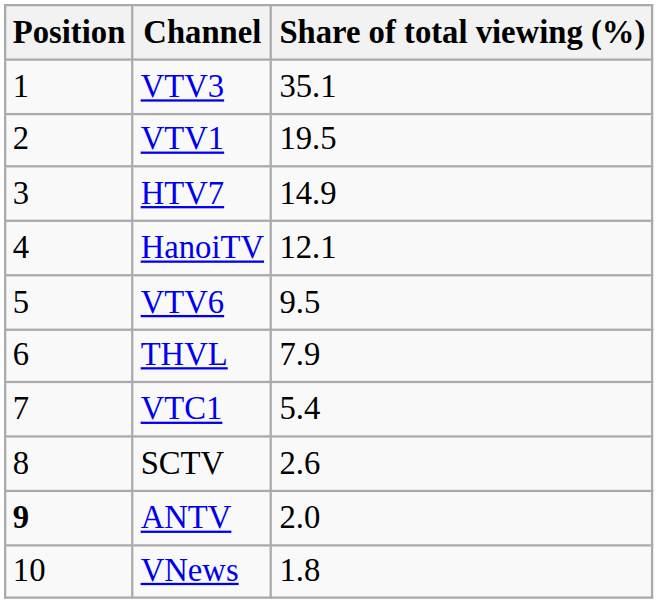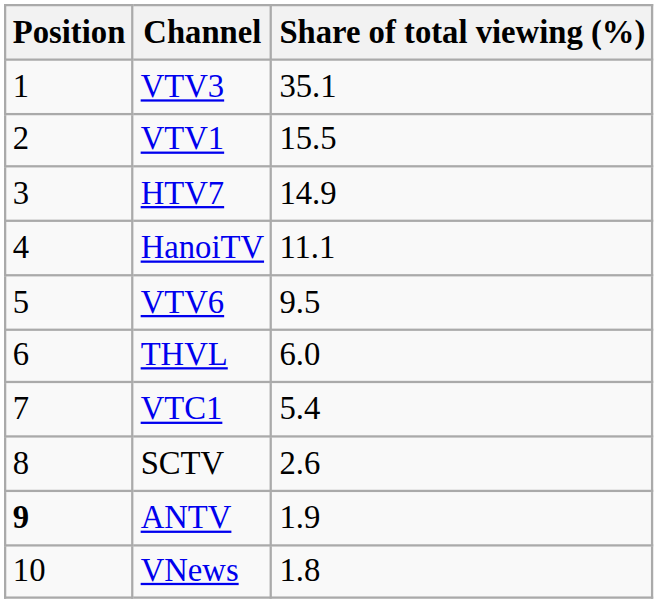(308, 139) 19.5 -> (308, 139) 15.5
(308, 247) 12.1 -> (307, 247) 11.1
(300, 355) 7.9 -> (300, 355) 6.0
(300, 517) 2.0 -> (300, 517) 1.9
